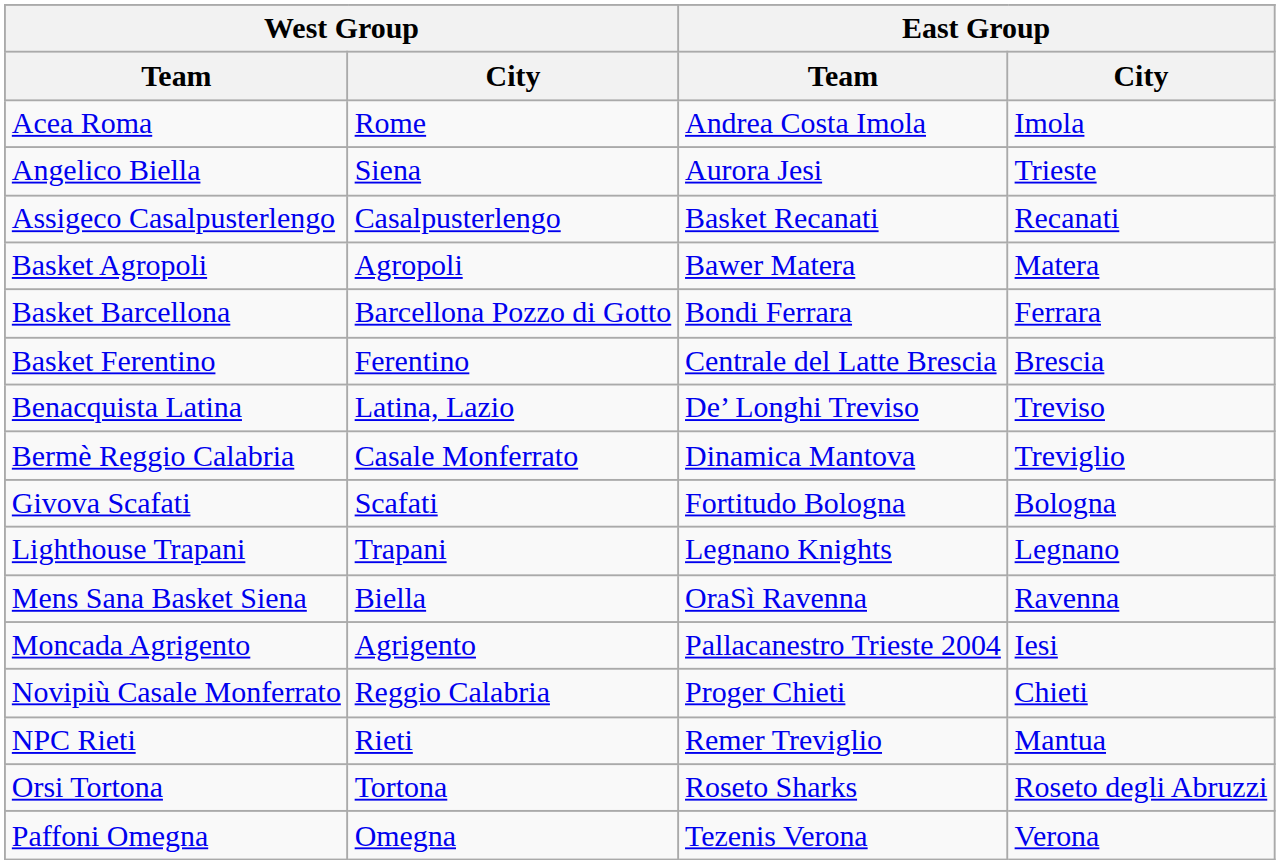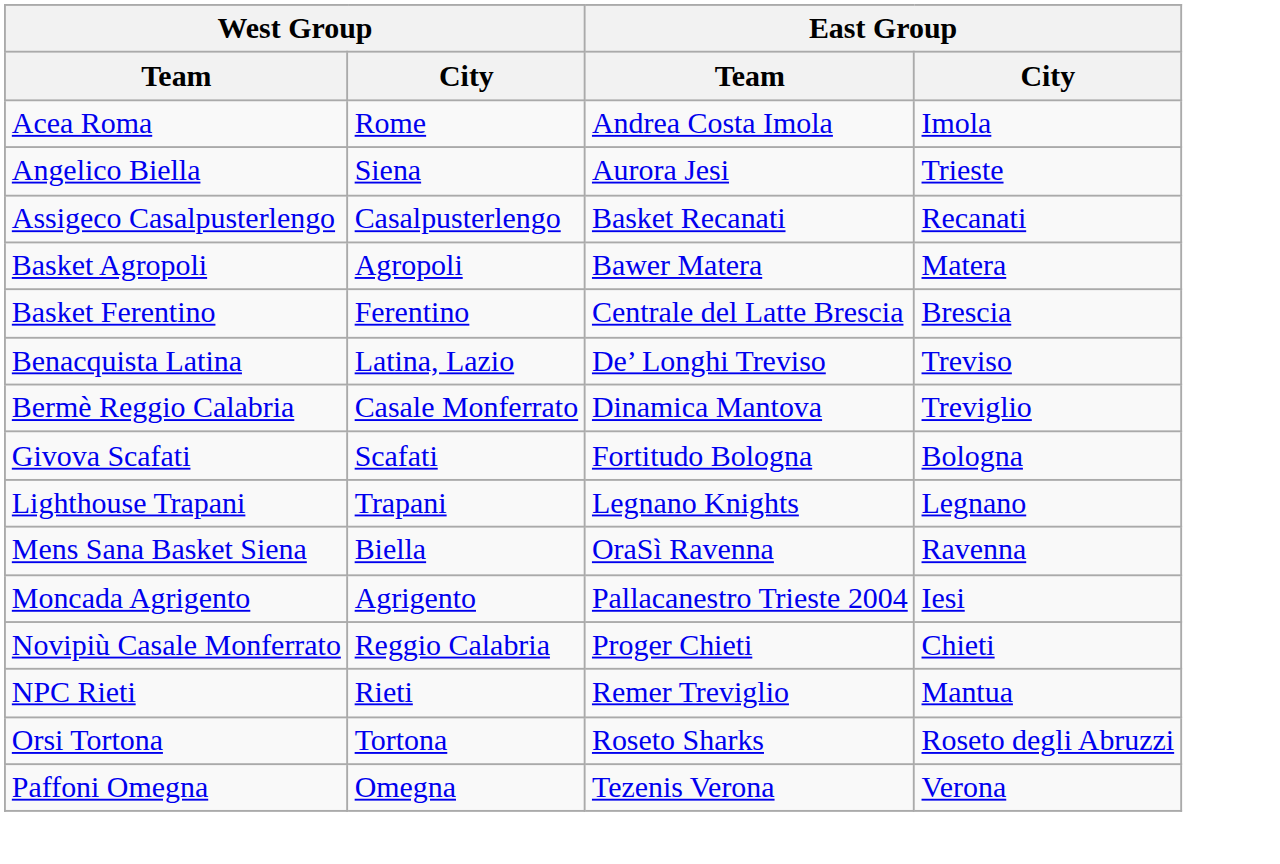- row: (121, 312)
